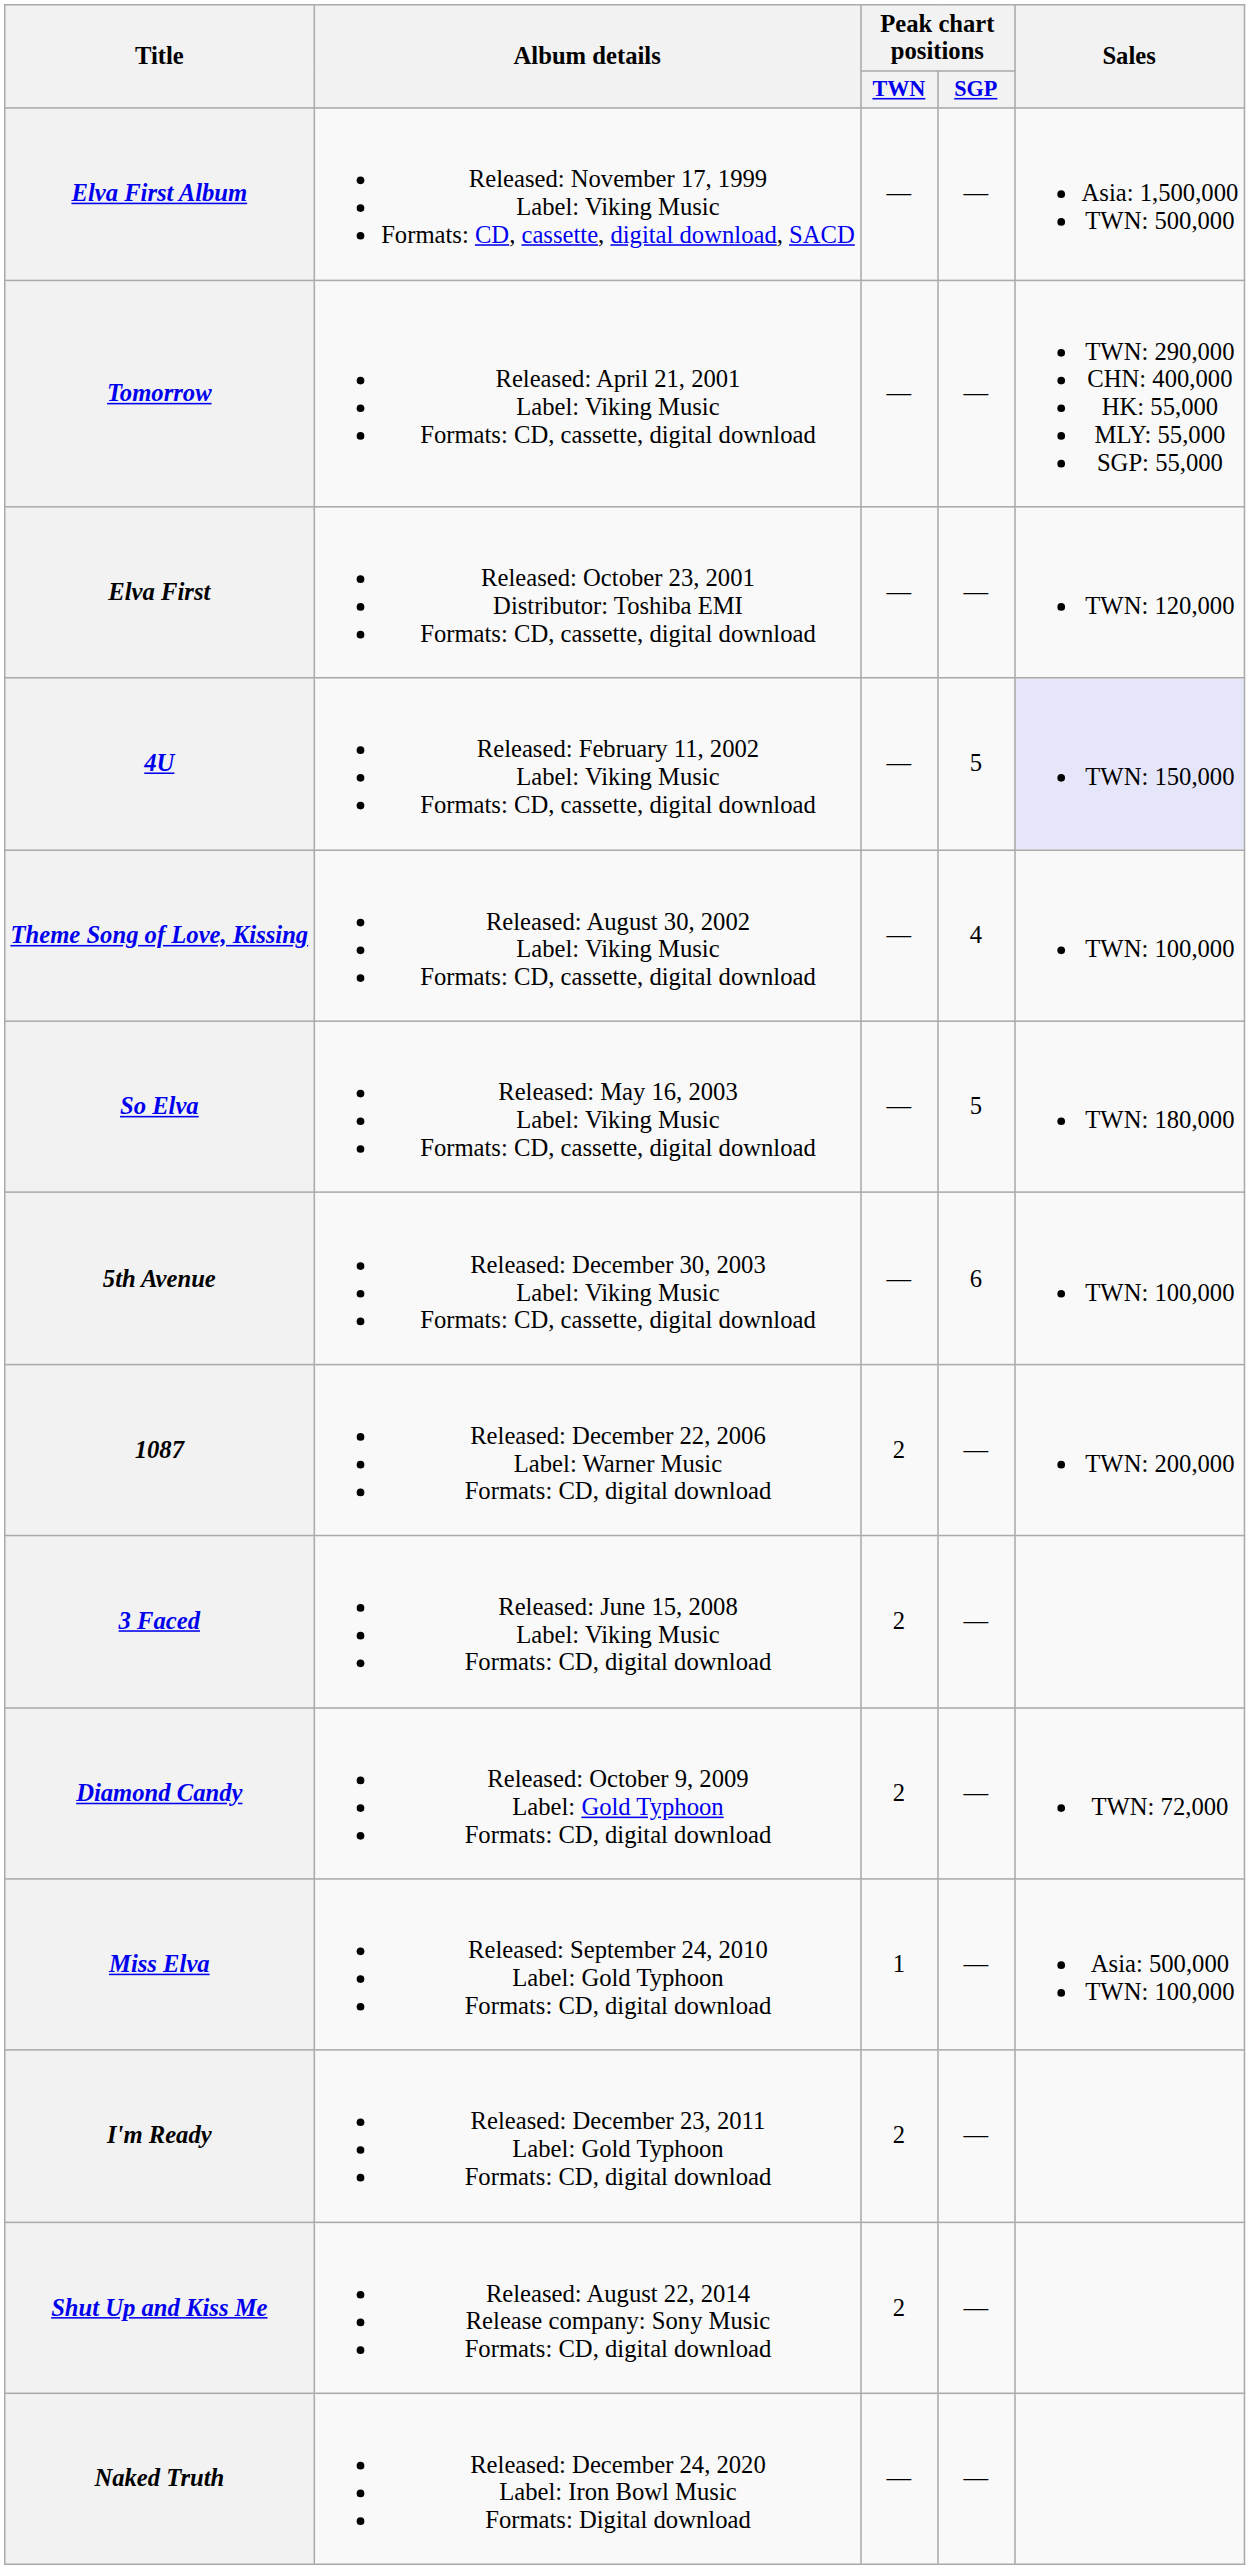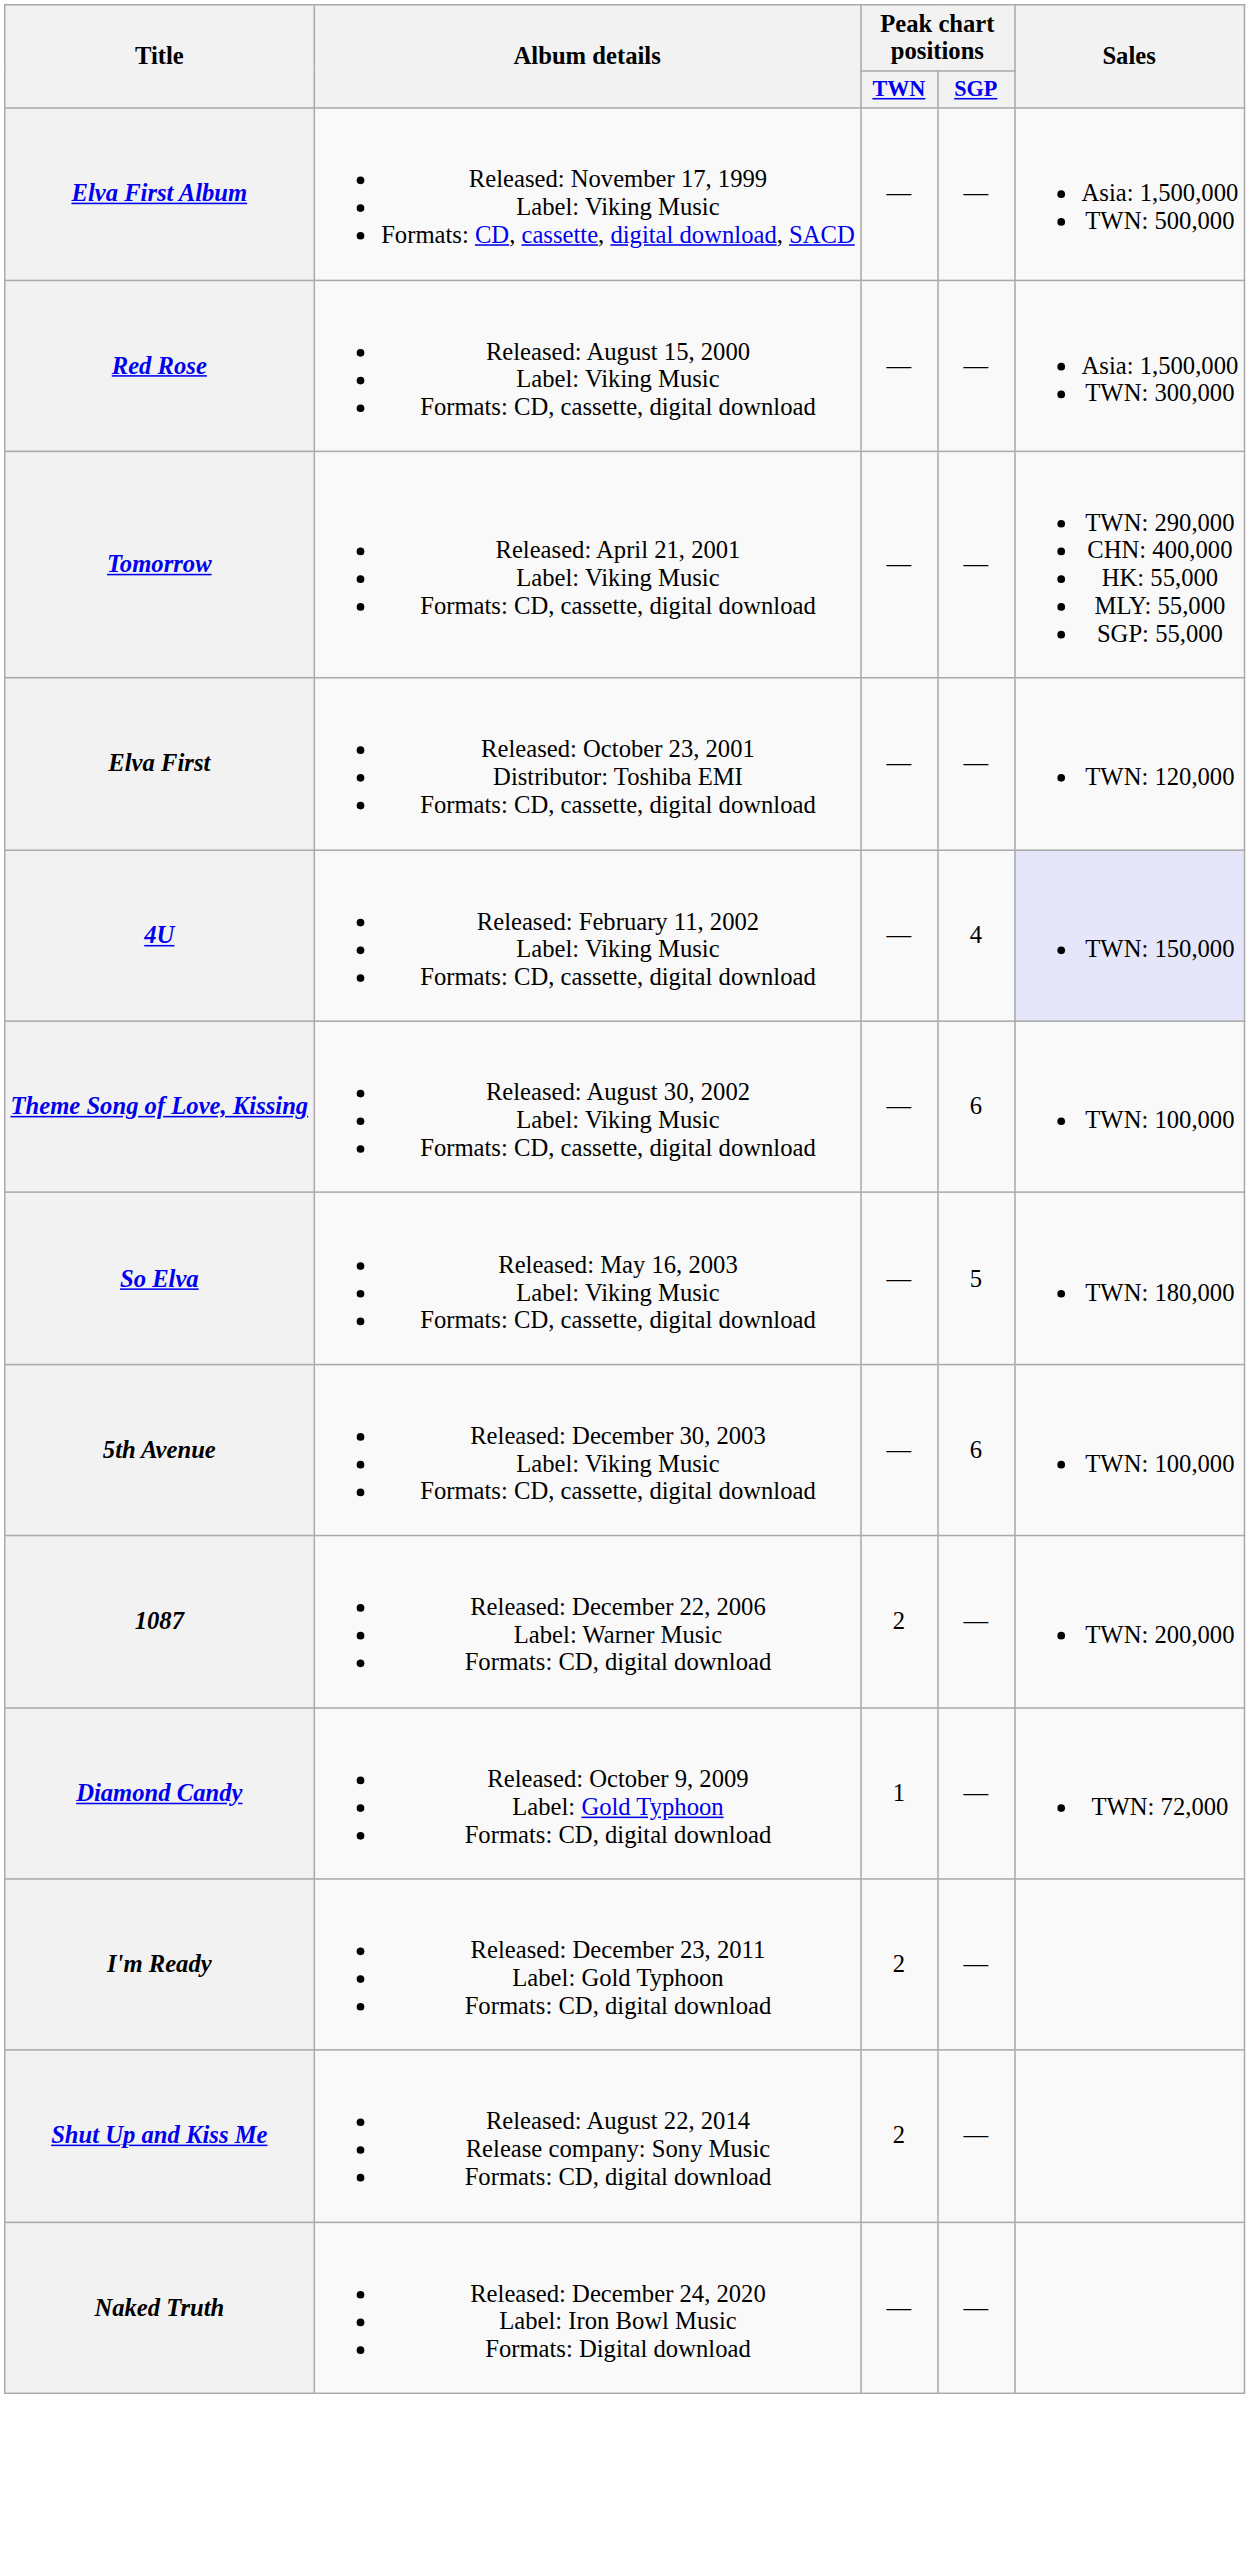+ row: (159, 365)
(976, 763) 5 -> (976, 935) 4
(976, 935) 4 -> (976, 1106) 6
- row: (159, 1621)
(899, 1792) 2 -> (899, 1792) 1
- row: (159, 1964)
